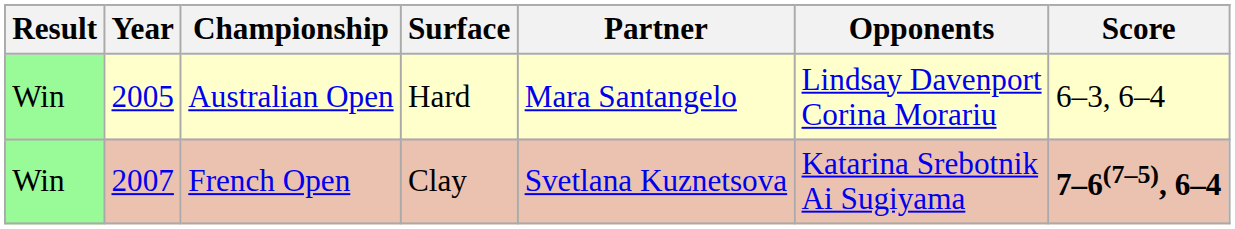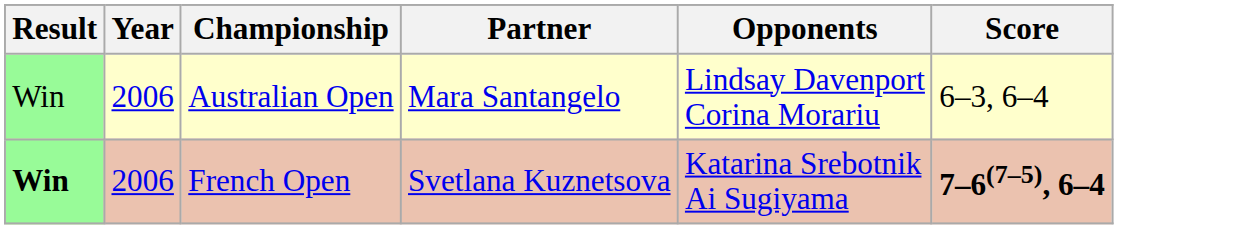- column: (459, 29)
(143, 96) 2005 -> (143, 96) 2006
(38, 180) normal -> (41, 180) bold
(143, 180) 2007 -> (143, 180) 2006
